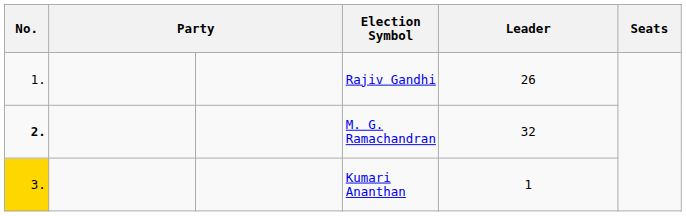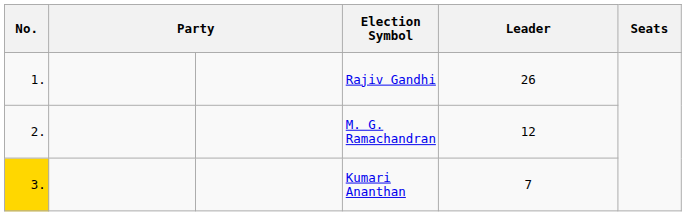(38, 132) bold -> (38, 132) normal
(528, 132) 32 -> (528, 132) 12
(528, 184) 1 -> (528, 184) 7
